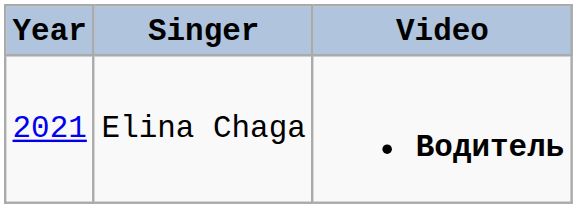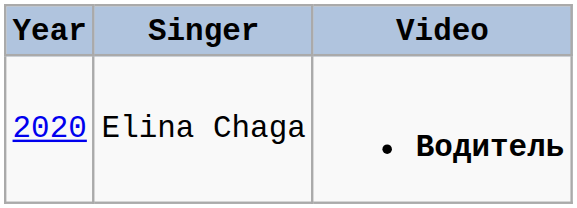(50, 130) 2021 -> (50, 130) 2020
